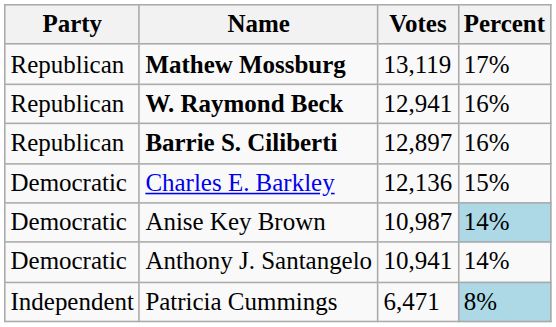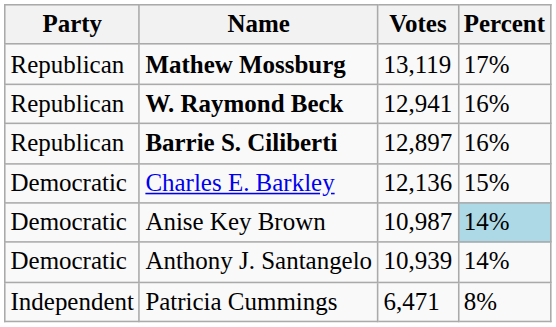(418, 261) 10,941 -> (418, 261) 10,939
(480, 301) lightblue background -> (480, 301) no background
